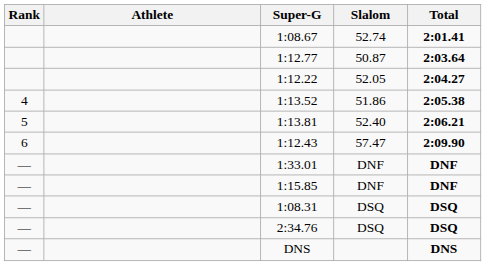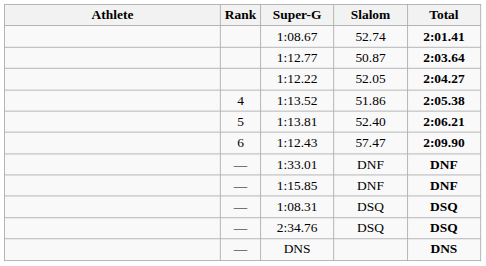columns swapped: (24, 15) <-> (152, 15)
